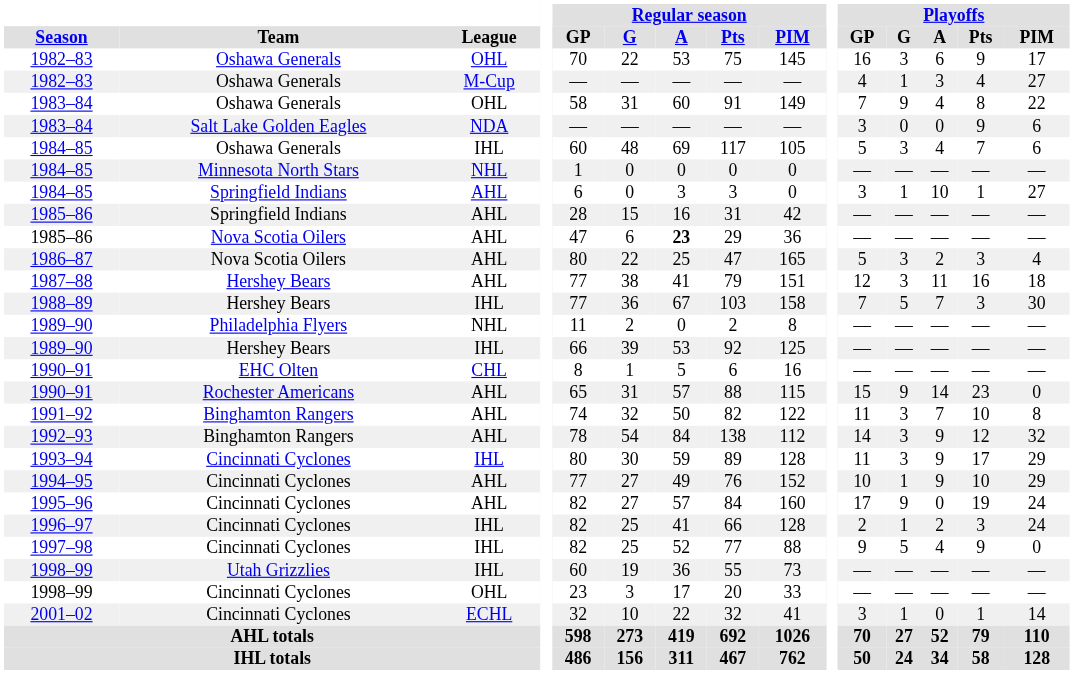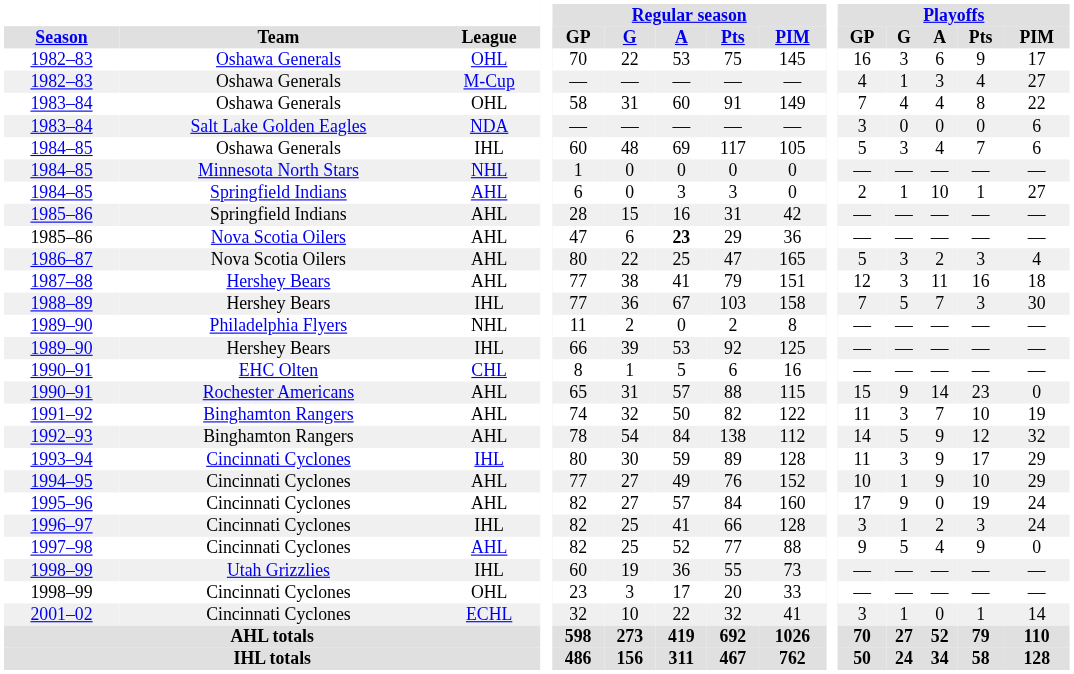(904, 103) 9 -> (904, 103) 4
(981, 126) 9 -> (981, 126) 0
(862, 192) 3 -> (862, 192) 2
(1037, 414) 8 -> (1037, 414) 19
(904, 436) 3 -> (904, 436) 5
(862, 525) 2 -> (862, 525) 3
(489, 547) IHL -> (489, 547) AHL
